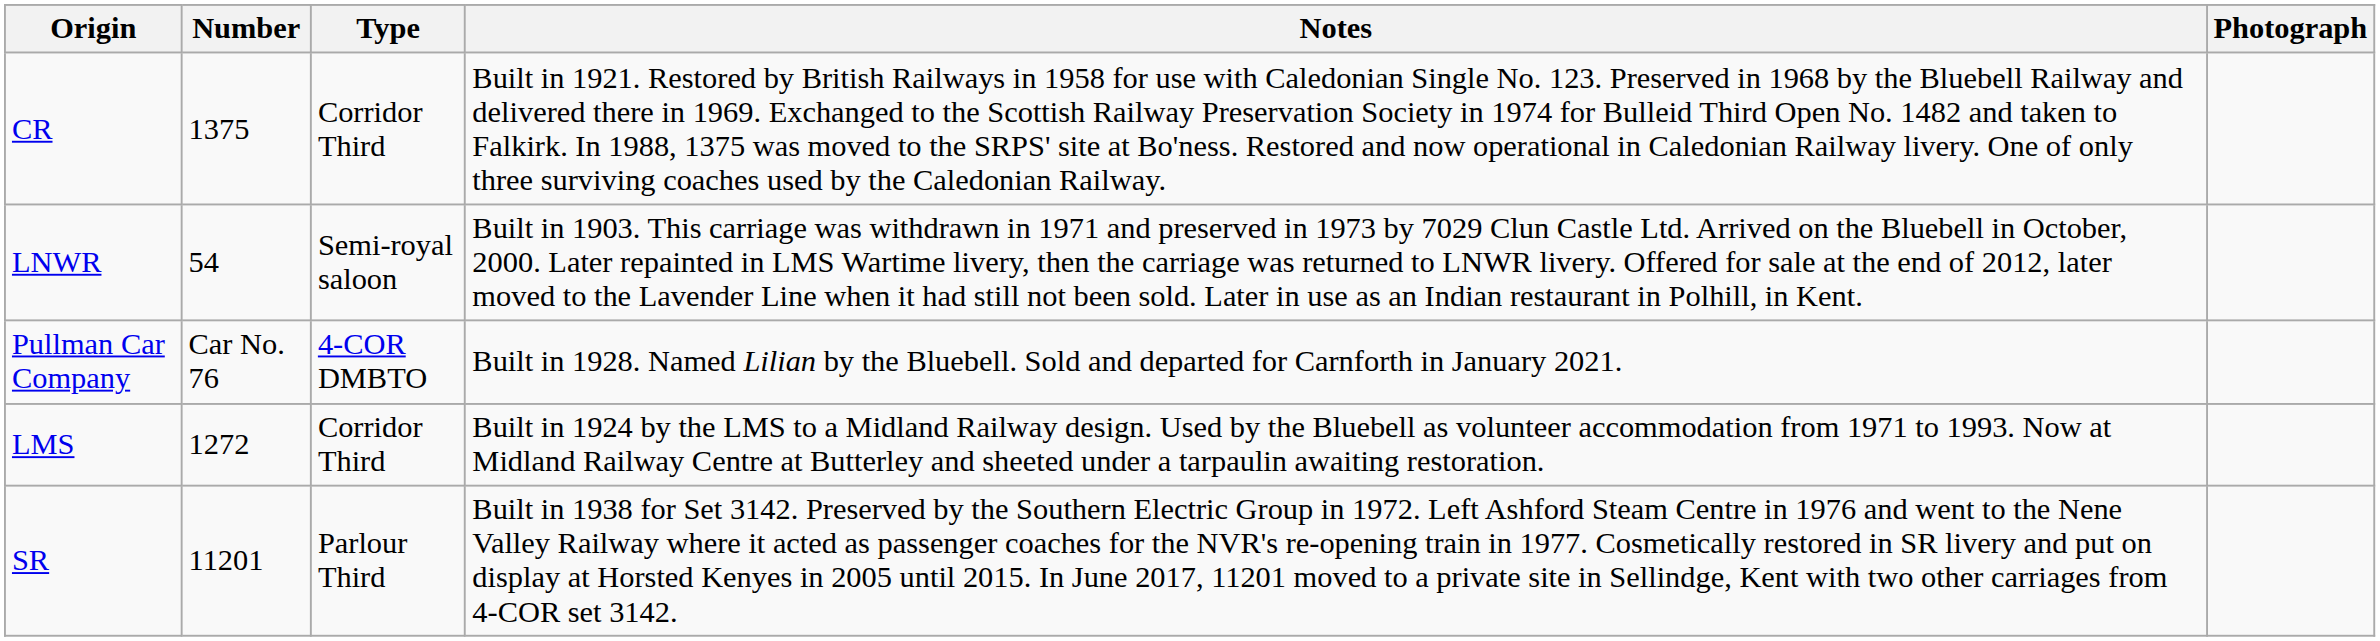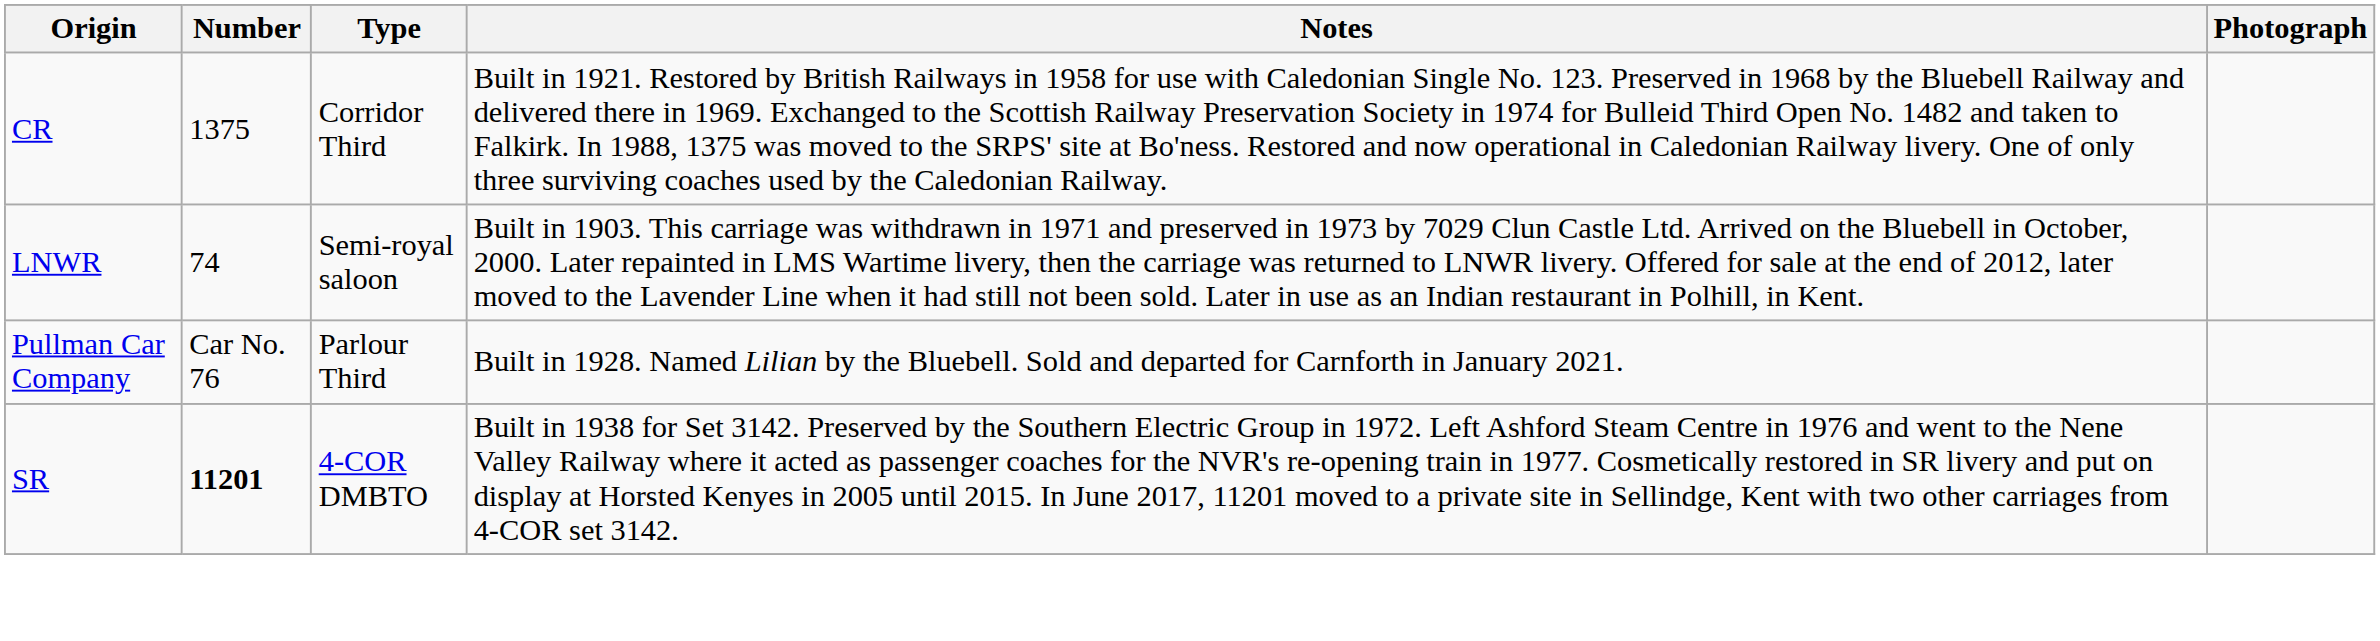(204, 261) 54 -> (204, 261) 74
(373, 361) 4-COR DMBTO -> (363, 361) Parlour Third
- row: (43, 443)
(226, 560) normal -> (226, 477) bold
(363, 560) Parlour Third -> (373, 477) 4-COR DMBTO
